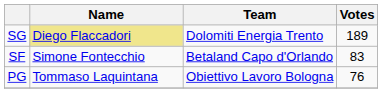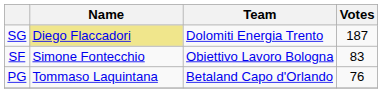(357, 35) 189 -> (357, 35) 187
(260, 56) Betaland Capo d'Orlando -> (260, 56) Obiettivo Lavoro Bologna
(260, 77) Obiettivo Lavoro Bologna -> (260, 77) Betaland Capo d'Orlando
